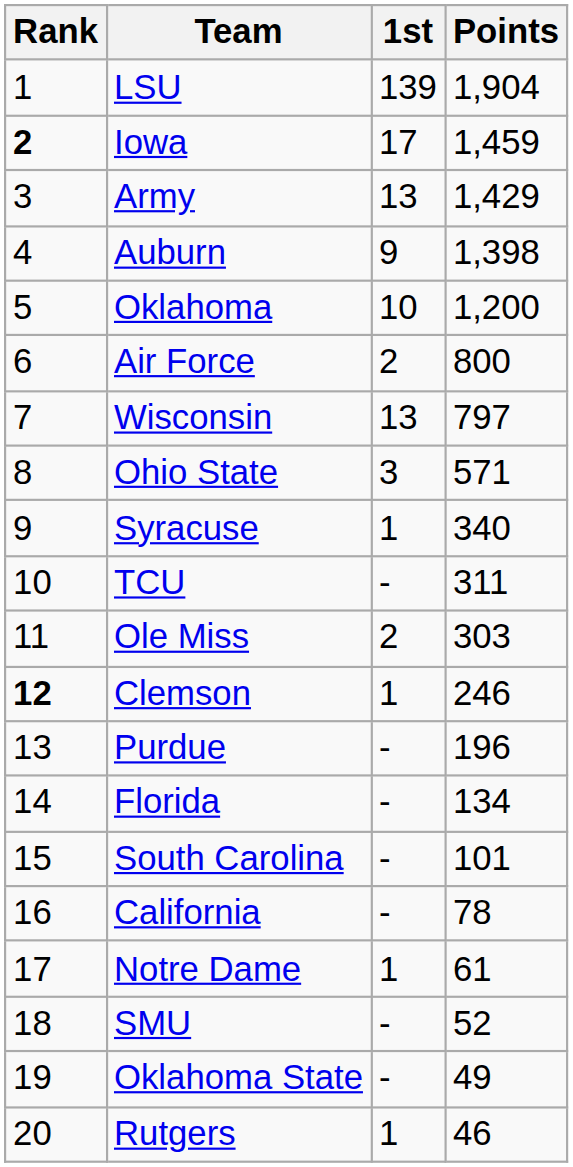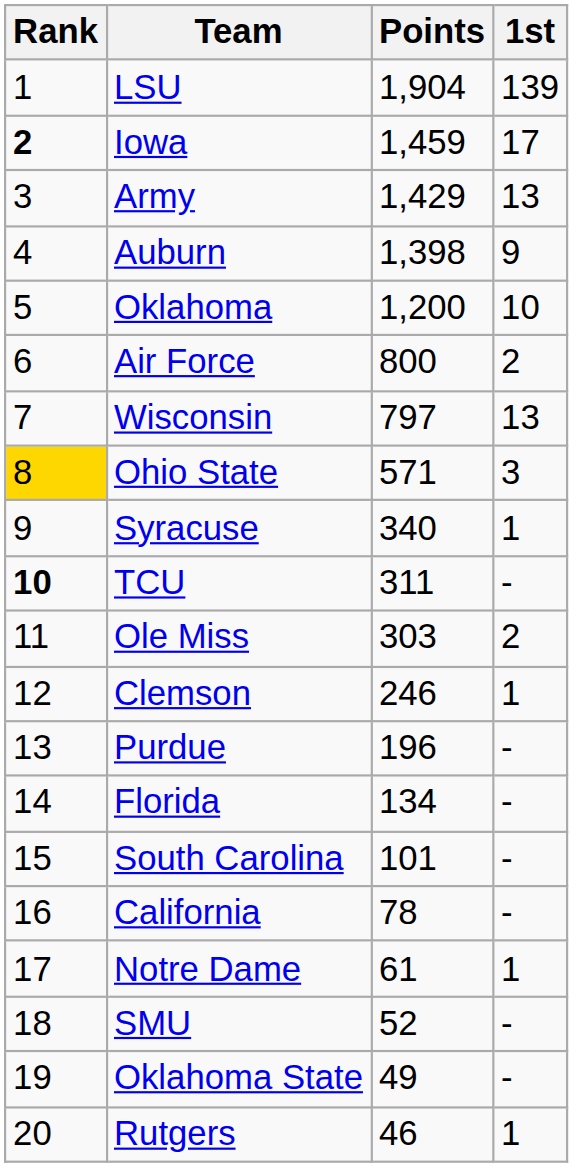columns swapped: (408, 32) <-> (506, 32)
(23, 472) no background -> (23, 472) gold background
(32, 582) normal -> (32, 582) bold
(32, 692) bold -> (32, 692) normal
